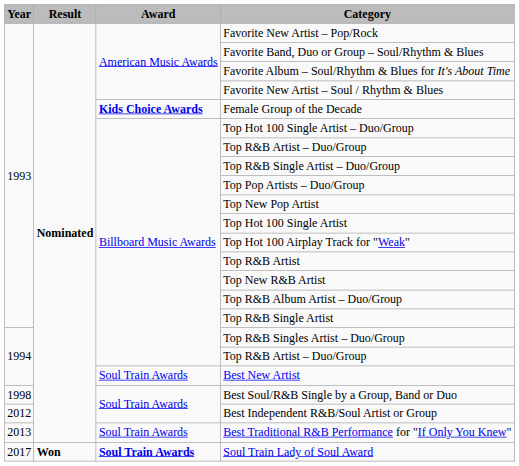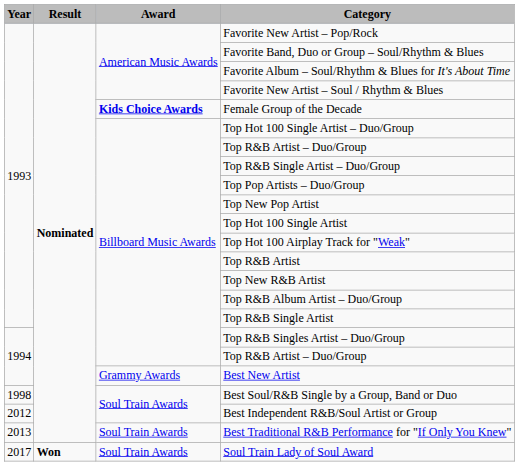(143, 375) Soul Train Awards -> (139, 375) Grammy Awards
(147, 451) bold -> (143, 451) normal
